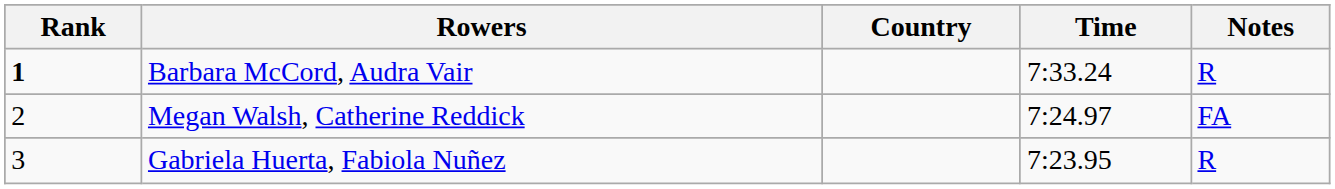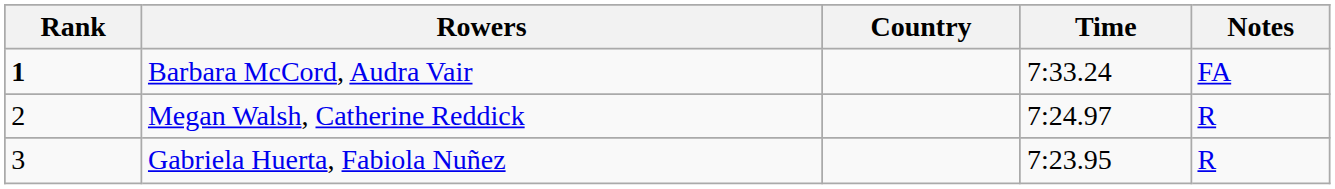(1207, 71) R -> (1214, 71) FA
(1214, 115) FA -> (1207, 115) R
